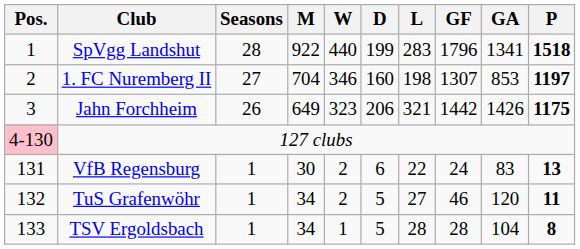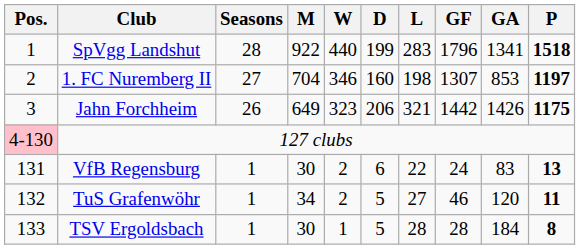(306, 229) 34 -> (306, 229) 30
(505, 229) 104 -> (505, 229) 184
